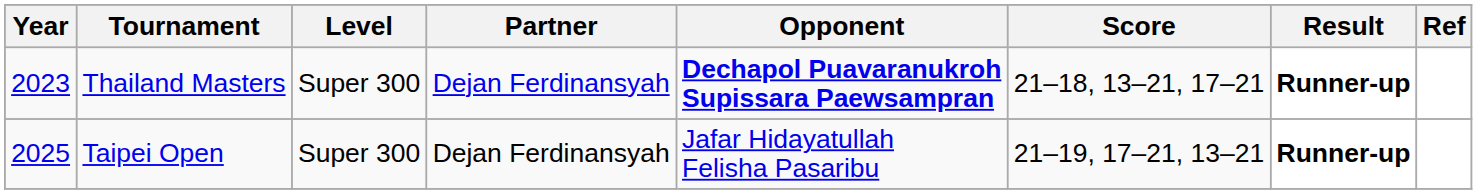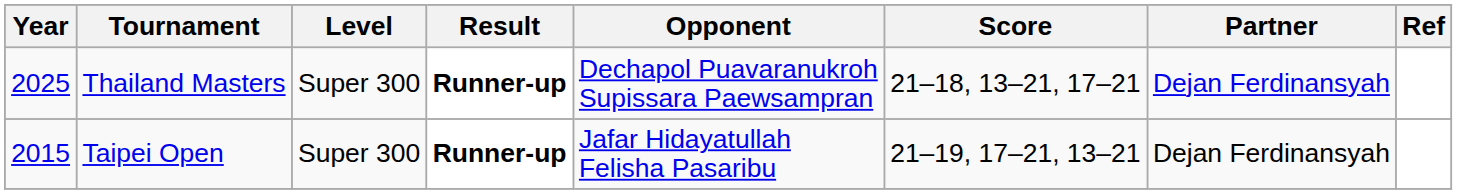columns swapped: (551, 26) <-> (1343, 26)
(41, 83) 2023 -> (41, 83) 2025
(842, 83) bold -> (728, 83) normal
(41, 154) 2025 -> (41, 154) 2015
